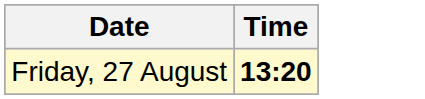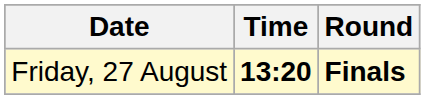+ column: (369, 26)
